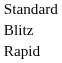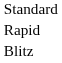rows swapped: (22, 51) <-> (19, 30)
